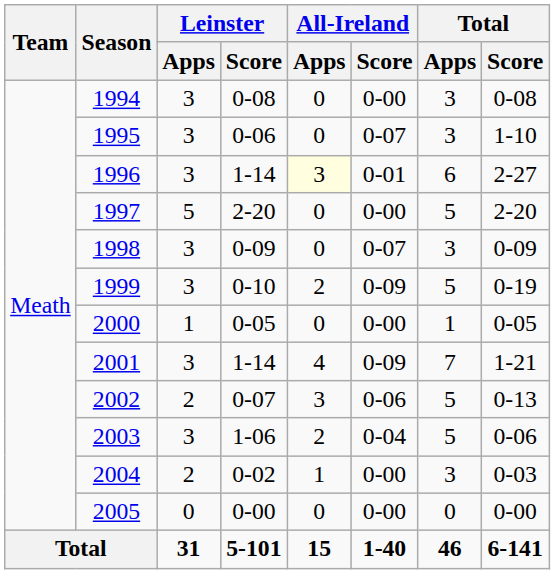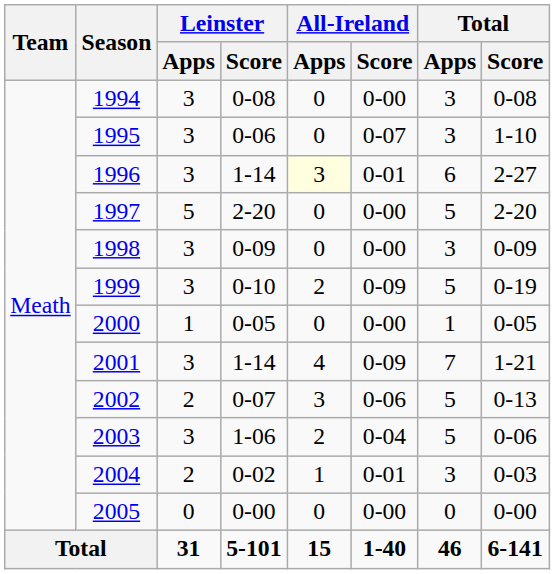(385, 248) 0-07 -> (385, 248) 0-00
(385, 473) 0-00 -> (385, 473) 0-01
